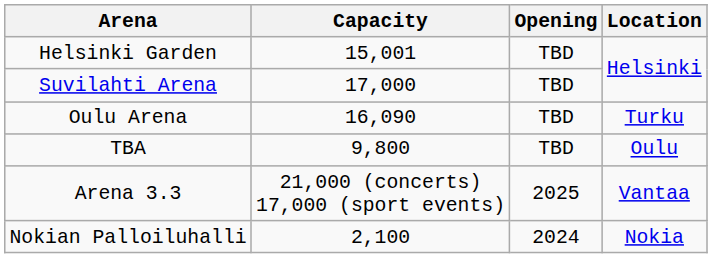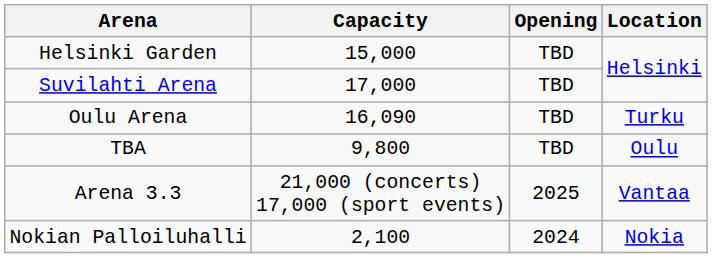(381, 53) 15,001 -> (381, 53) 15,000
